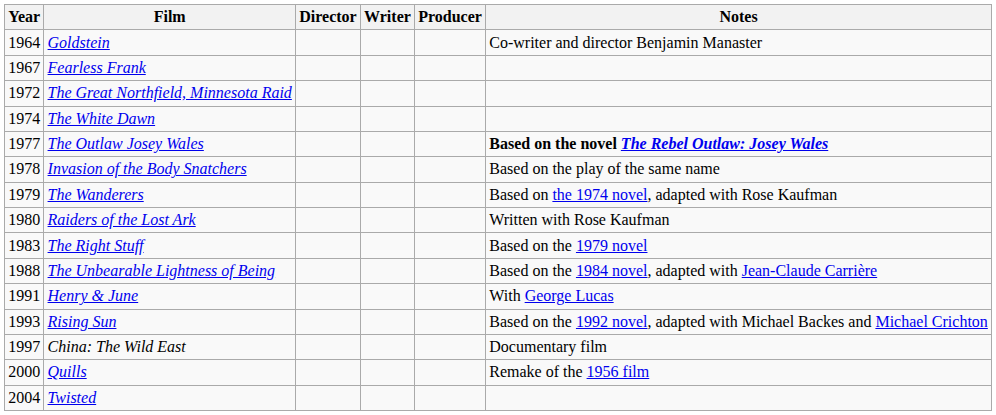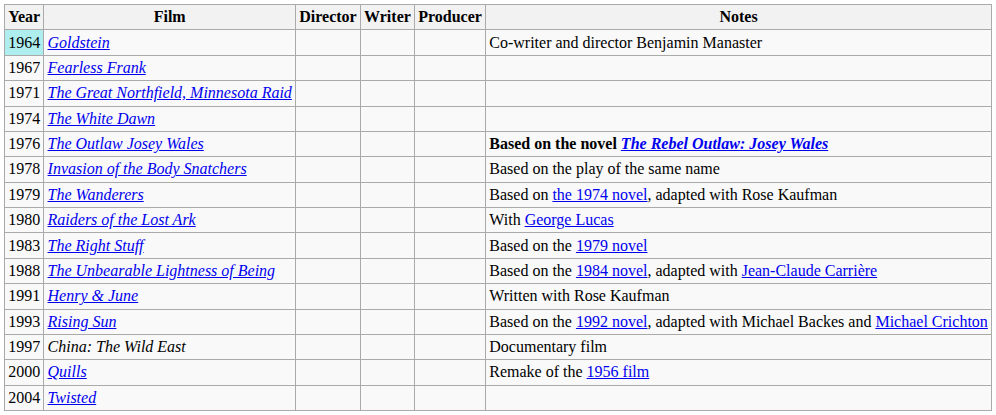(24, 42) no background -> (24, 42) paleturquoise background
(24, 93) 1972 -> (24, 93) 1971
(24, 144) 1977 -> (24, 144) 1976
(579, 220) Written with Rose Kaufman -> (551, 220) With George Lucas
(551, 296) With George Lucas -> (579, 296) Written with Rose Kaufman
